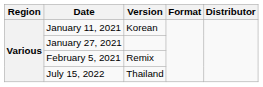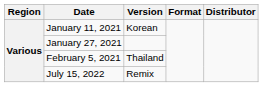(140, 58) Remix -> (145, 58) Thailand
(145, 74) Thailand -> (140, 74) Remix
